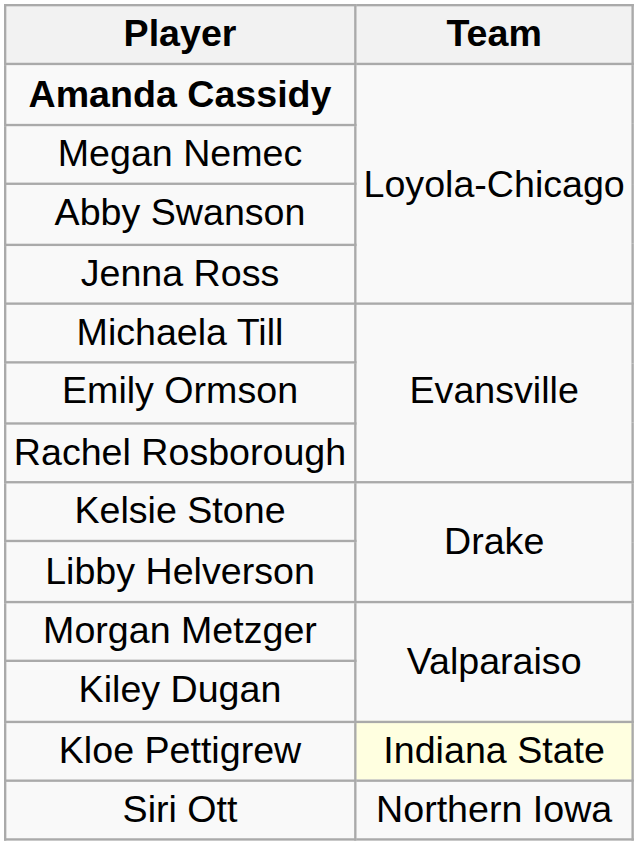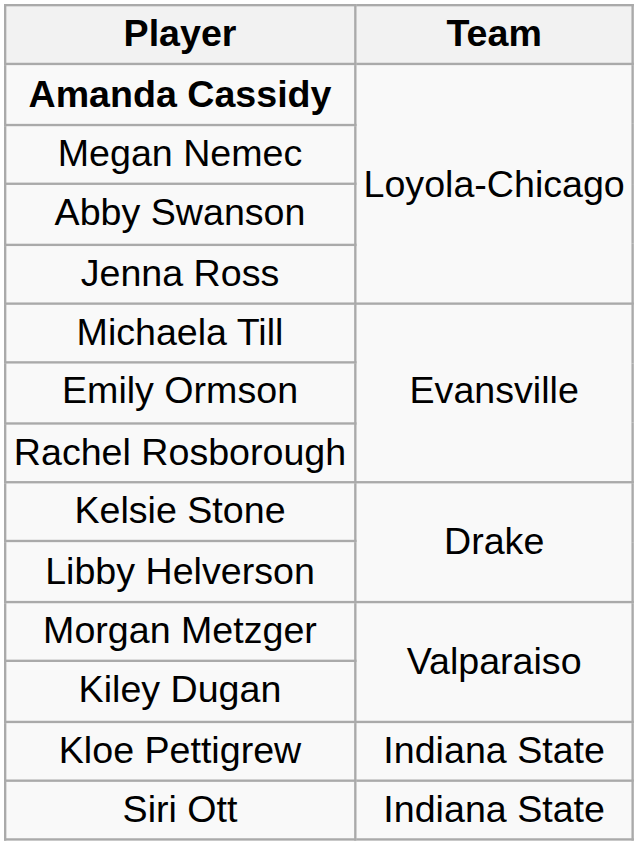(494, 749) lightyellow background -> (494, 749) no background
(494, 809) Northern Iowa -> (494, 809) Indiana State
